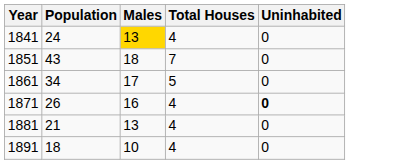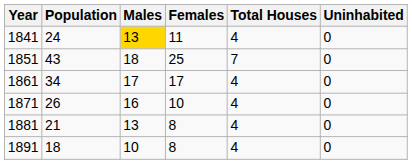+ column: (196, 15)
(172, 81) 5 -> (234, 81) 4
(265, 103) bold -> (327, 103) normal
